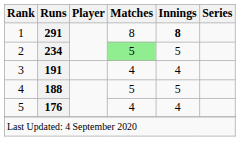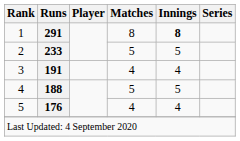(53, 51) 234 -> (53, 51) 233
(132, 51) lightgreen background -> (132, 51) no background
